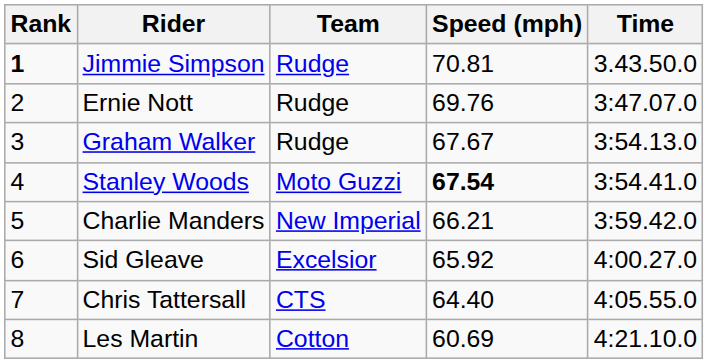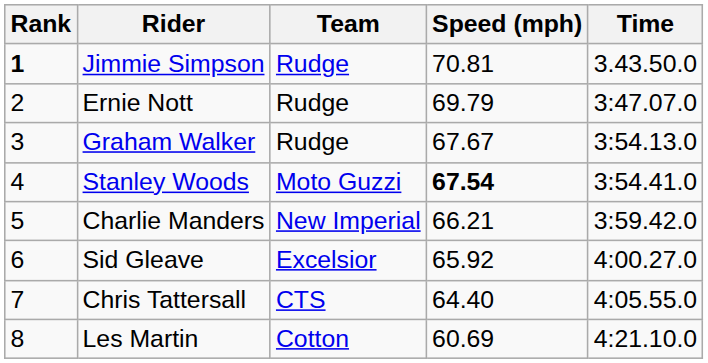(463, 102) 69.76 -> (463, 102) 69.79
